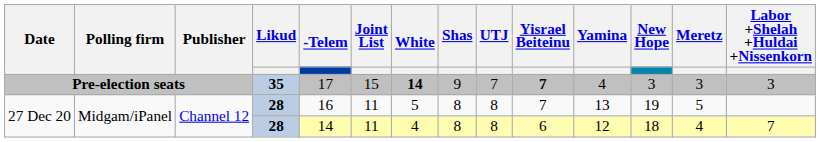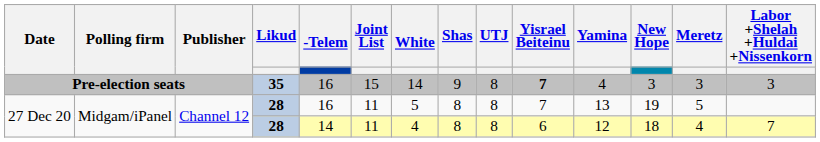(325, 84) 17 -> (325, 84) 16
(415, 84) bold -> (415, 84) normal
(494, 84) 7 -> (494, 84) 8
